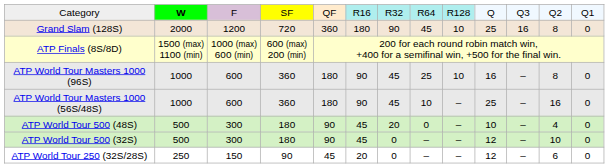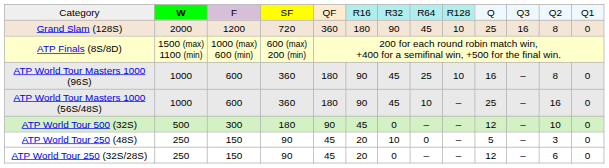- row: (79, 124)
+ row: (79, 140)
